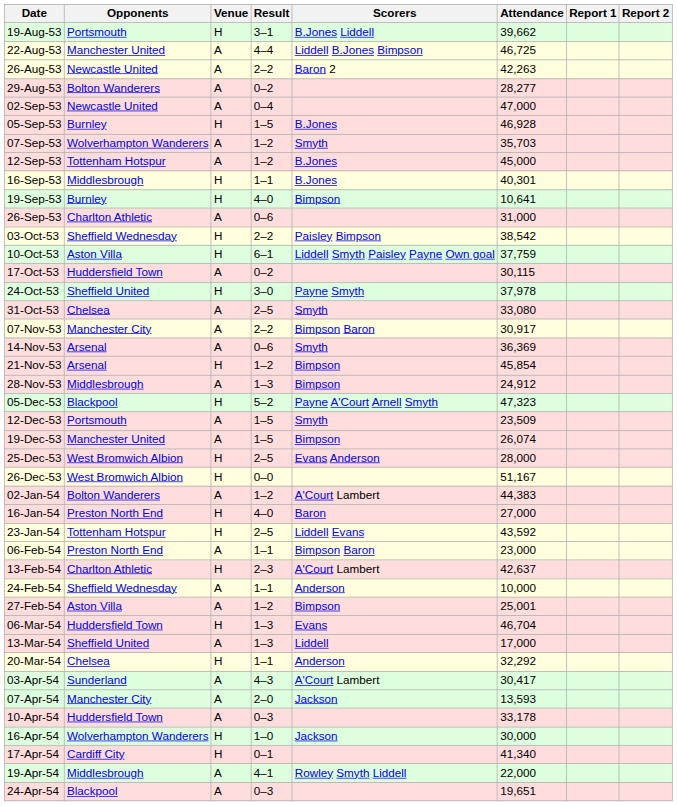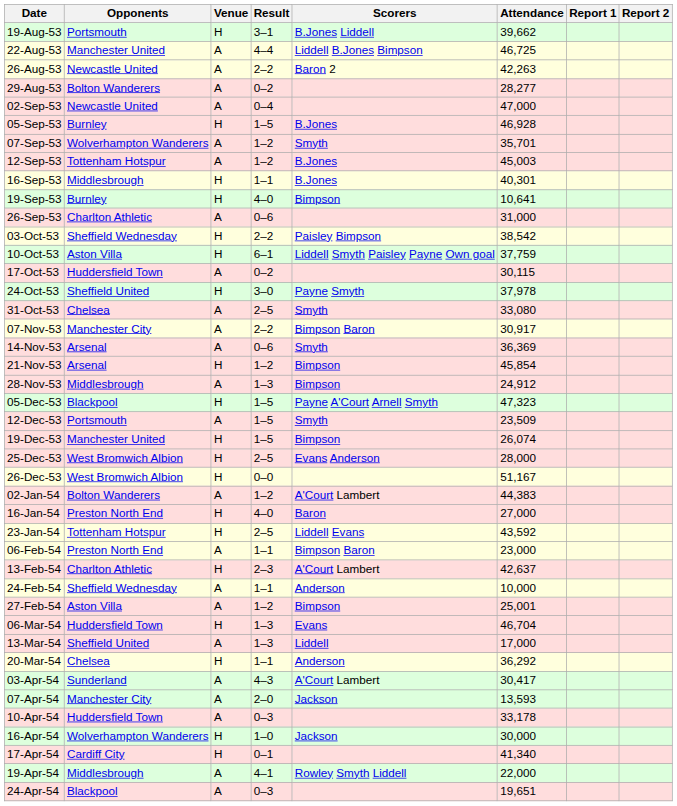(518, 143) 35,703 -> (518, 143) 35,701
(518, 161) 45,000 -> (518, 161) 45,003
(263, 402) 5–2 -> (263, 402) 1–5
(218, 439) A -> (218, 439) H
(518, 662) 32,292 -> (518, 662) 36,292
